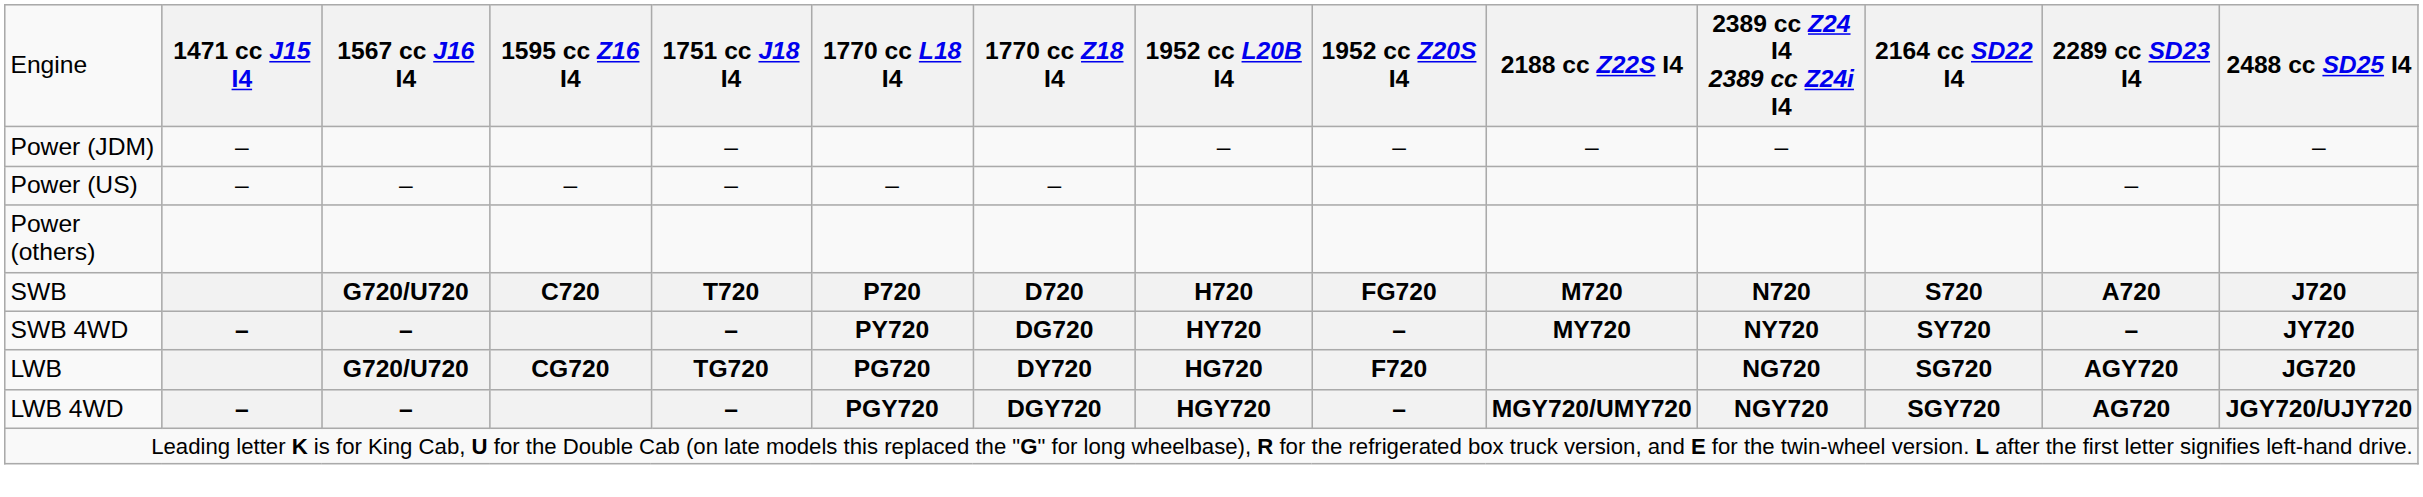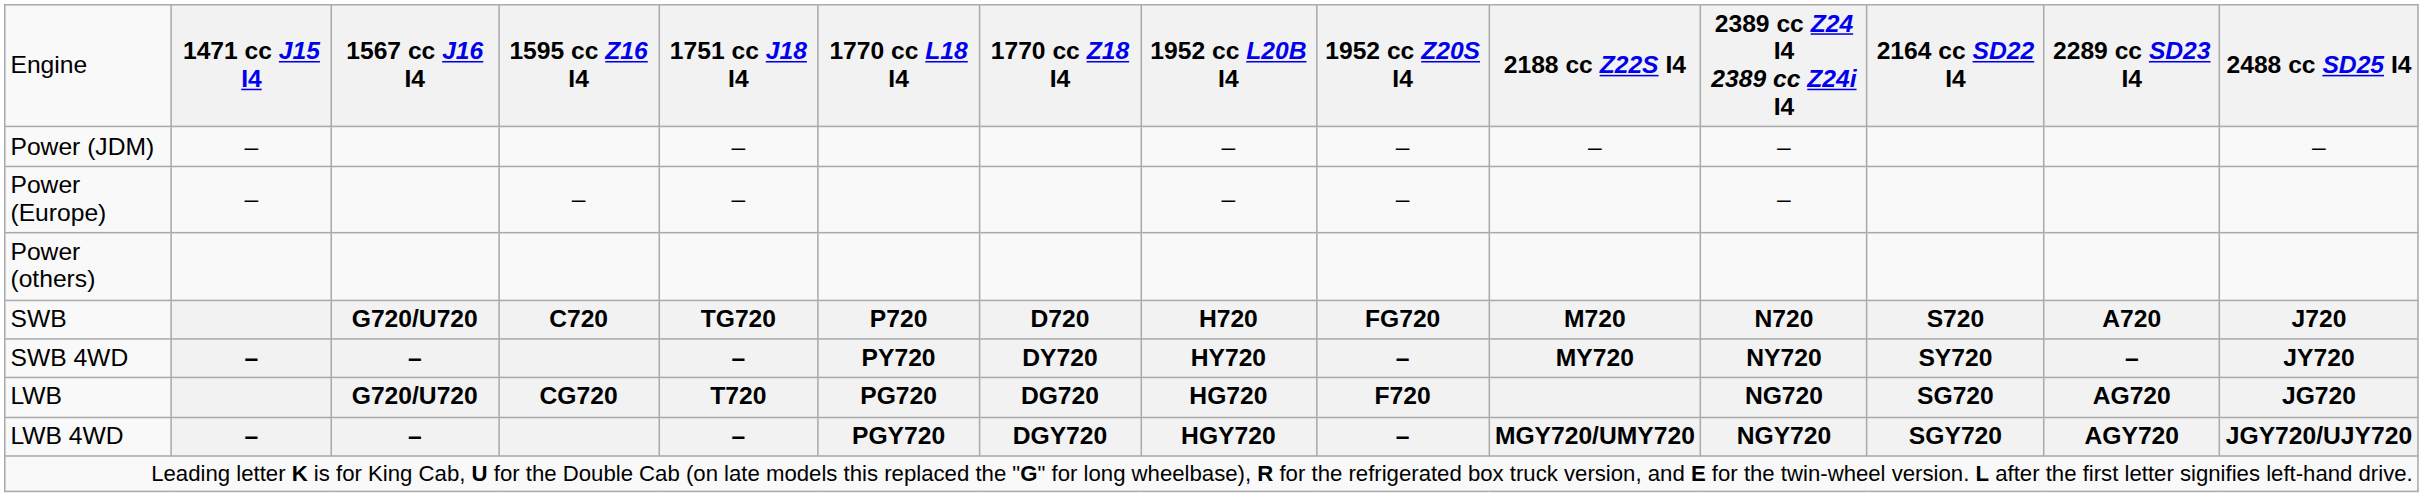- row: (74, 185)
+ row: (58, 199)
(731, 291) T720 -> (738, 318) TG720
(1054, 330) DG720 -> (1060, 358) DY720
(731, 369) TG720 -> (738, 397) T720
(1054, 369) DY720 -> (1060, 397) DG720
(2131, 369) AGY720 -> (2132, 397) AG720
(2131, 408) AG720 -> (2132, 436) AGY720
